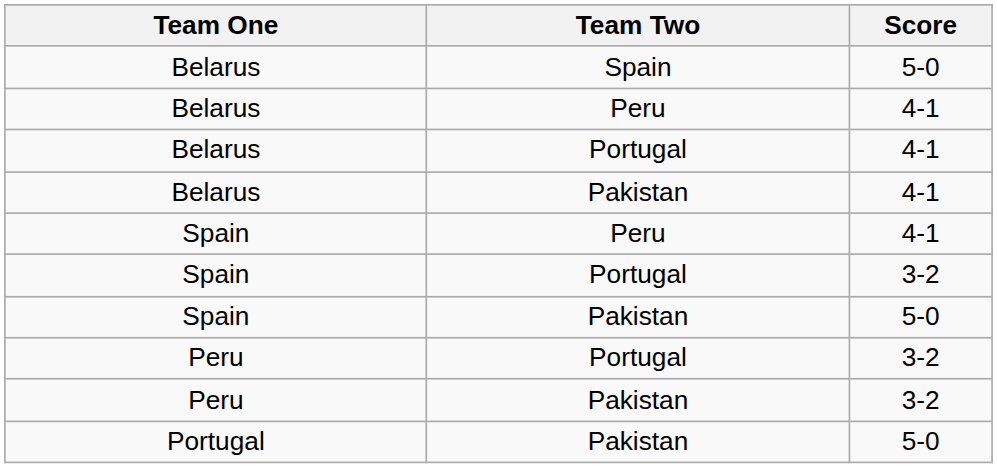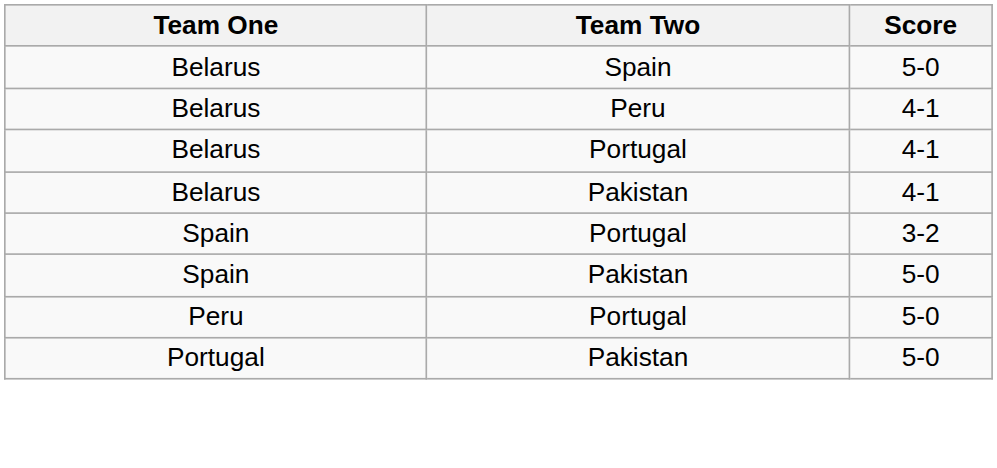- row: (216, 233)
(921, 358) 3-2 -> (921, 316) 5-0
- row: (216, 399)
